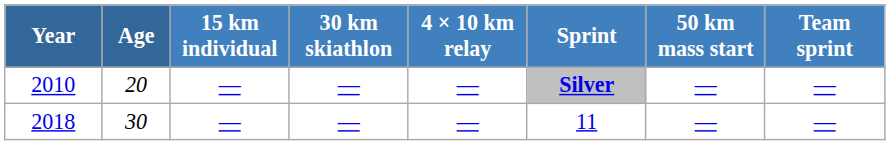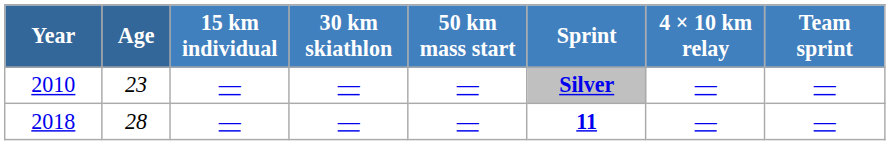columns swapped: (706, 35) <-> (468, 35)
(136, 85) 20 -> (136, 85) 23
(136, 121) 30 -> (136, 121) 28
(587, 121) normal -> (587, 121) bold
